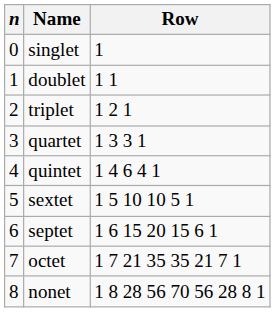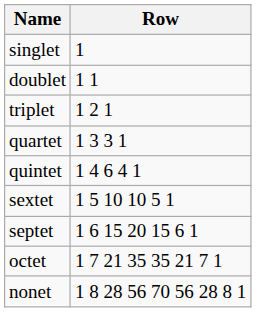- column: (14, 19)
